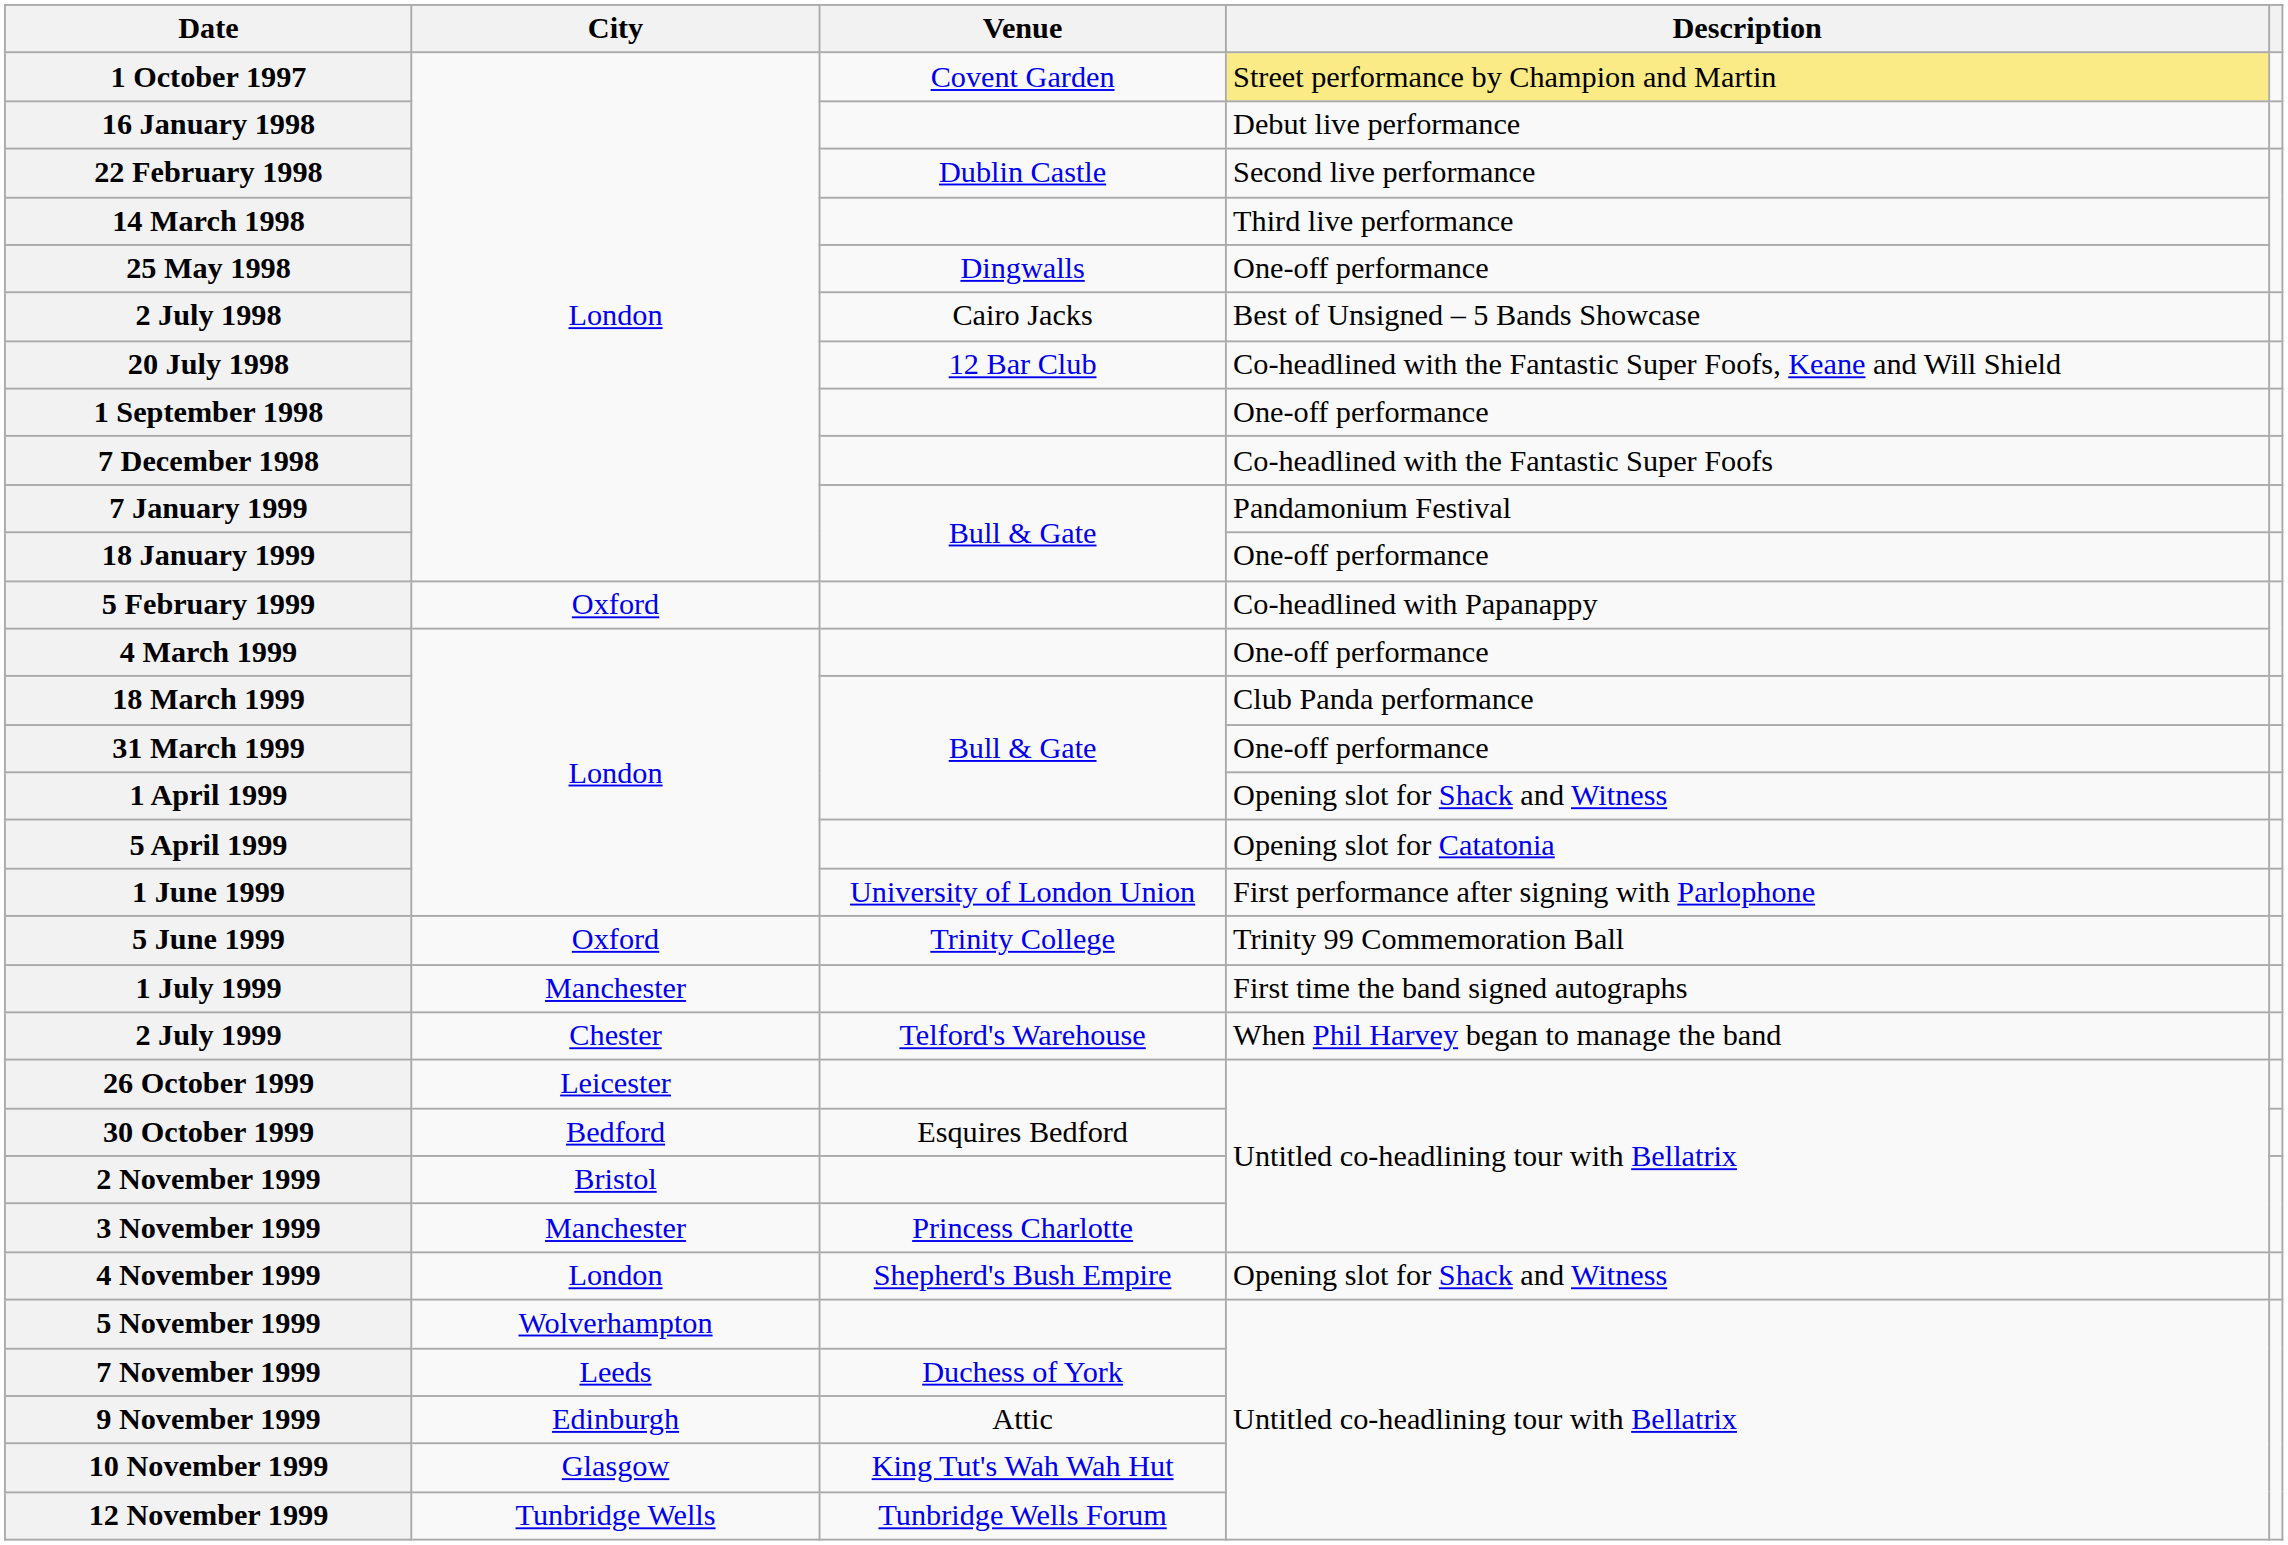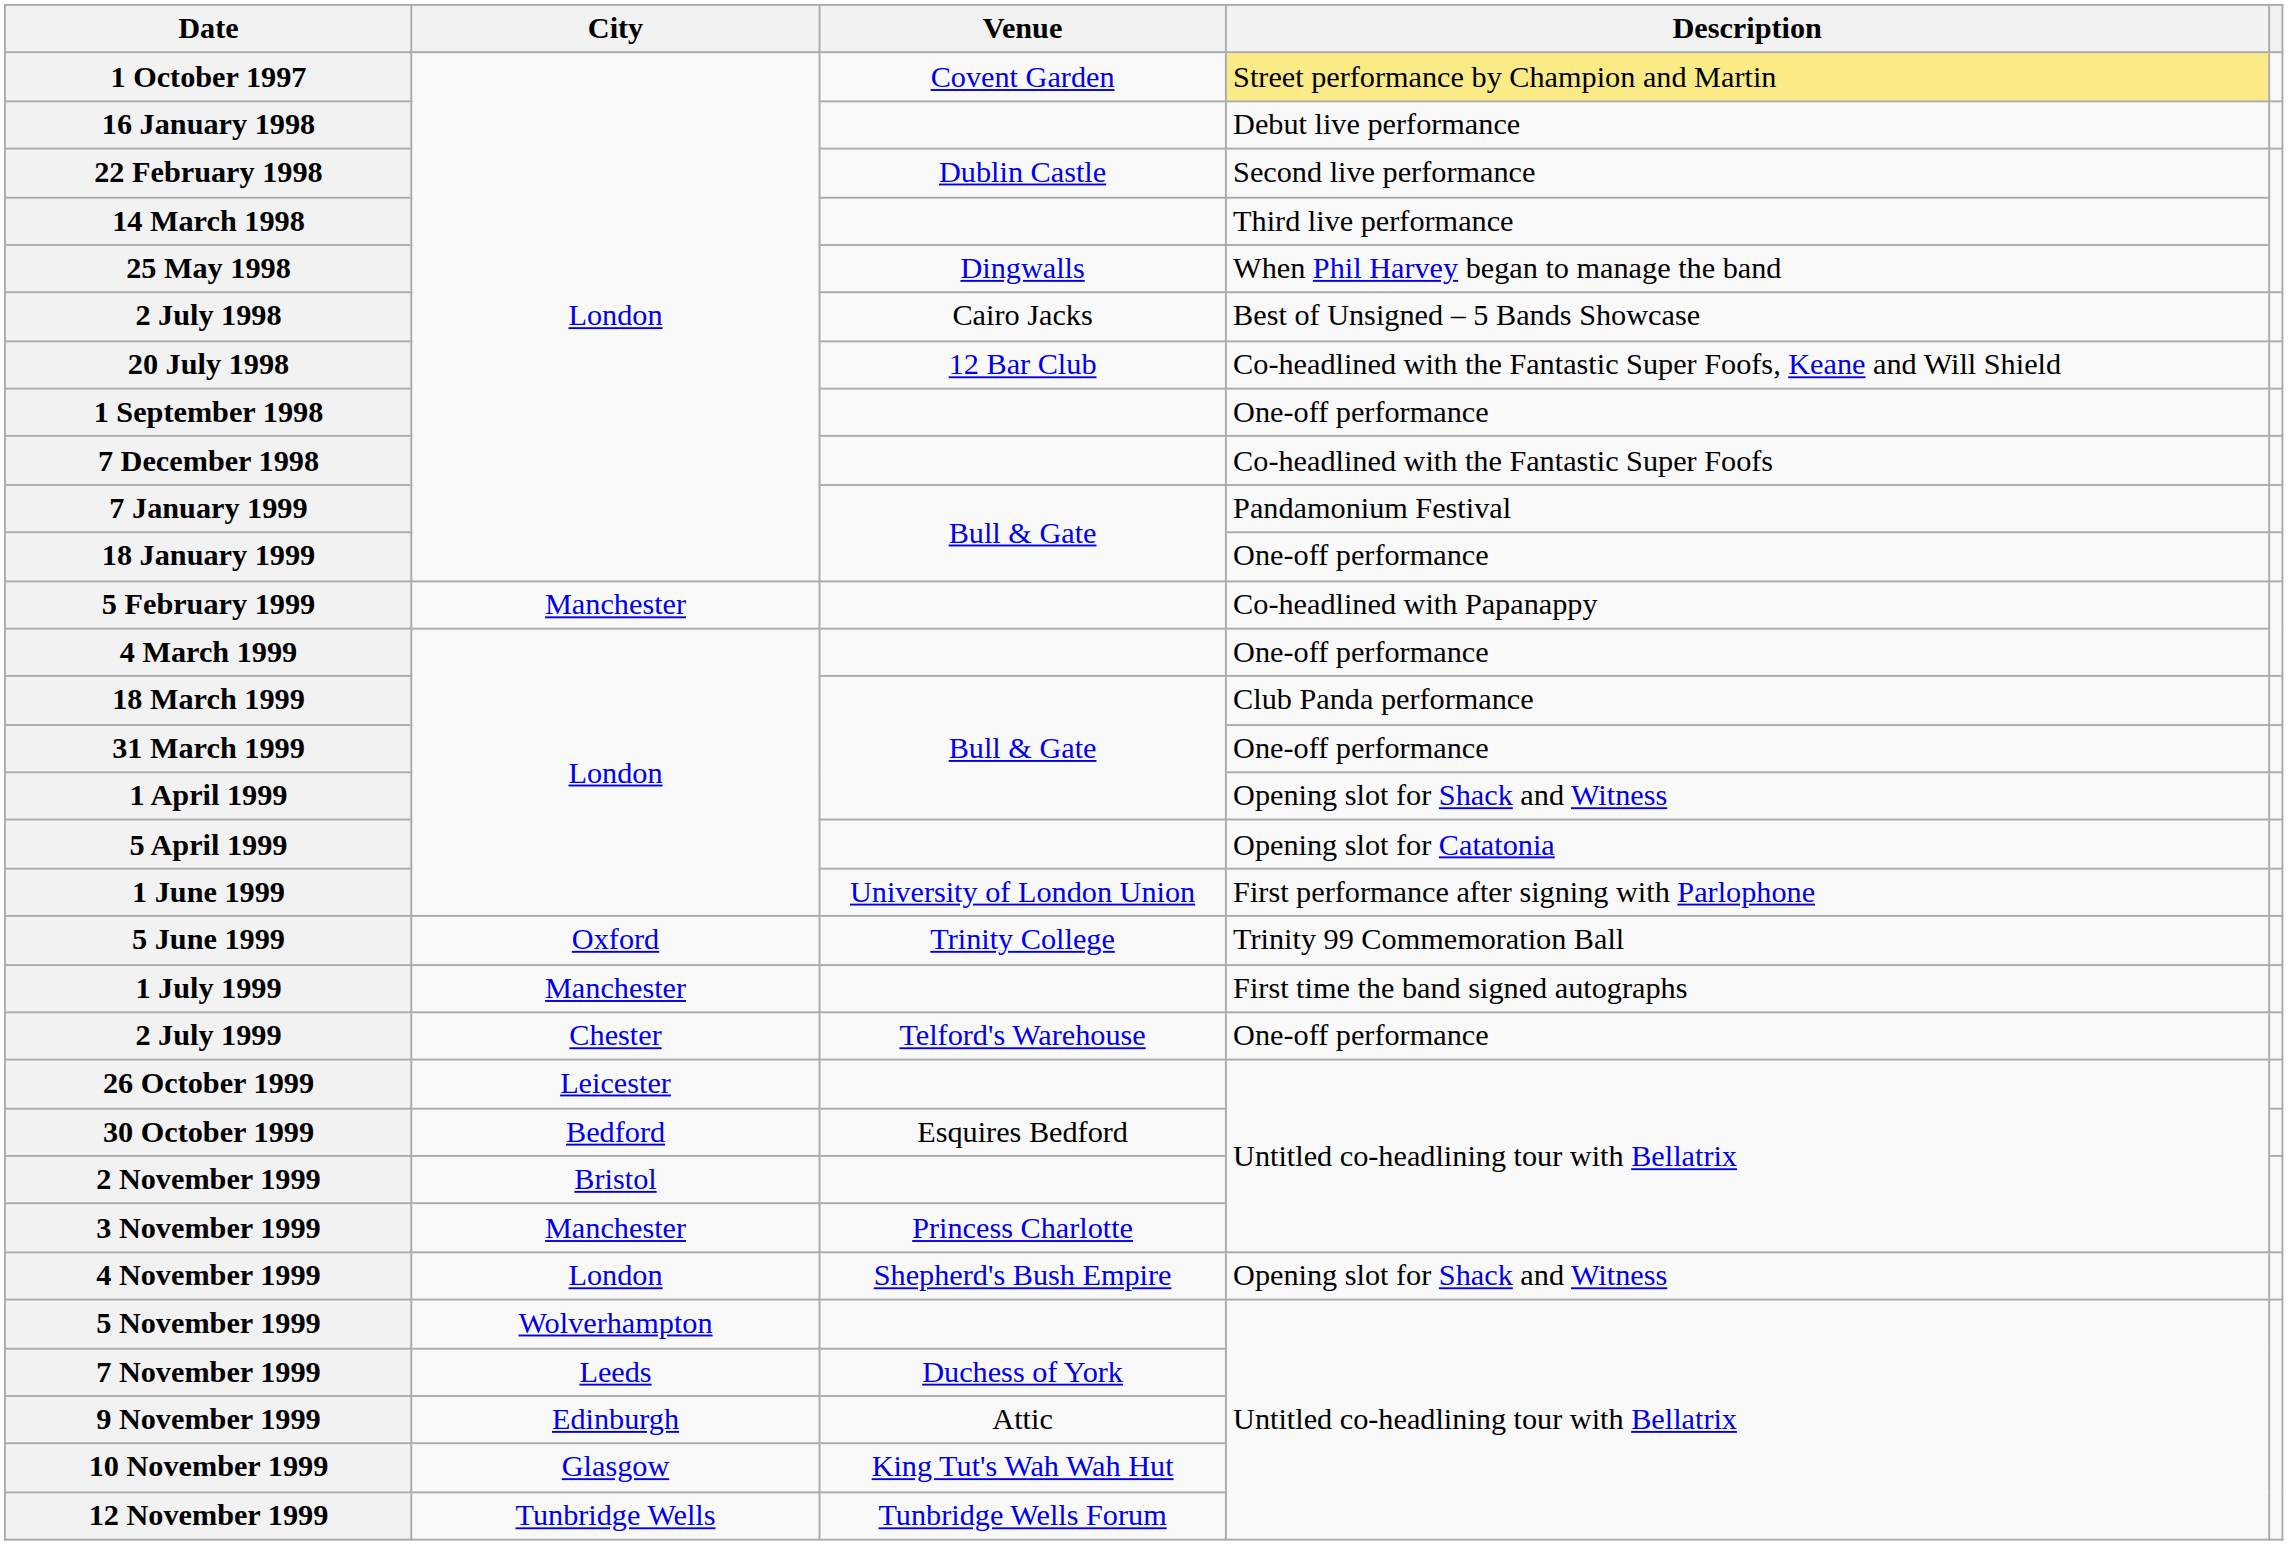(1361, 268) One-off performance -> (1507, 268) When Phil Harvey began to manage the band
(616, 603) Oxford -> (616, 603) Manchester
(1507, 1035) When Phil Harvey began to manage the band -> (1361, 1035) One-off performance
